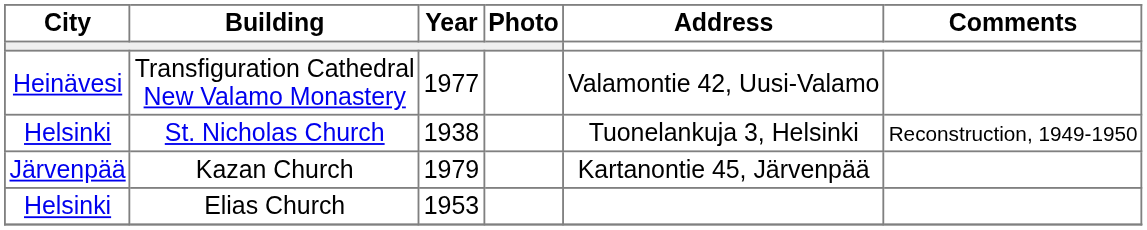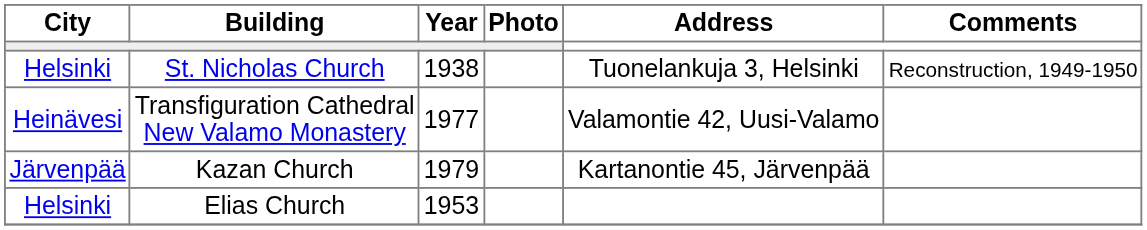rows swapped: (275, 133) <-> (275, 83)
